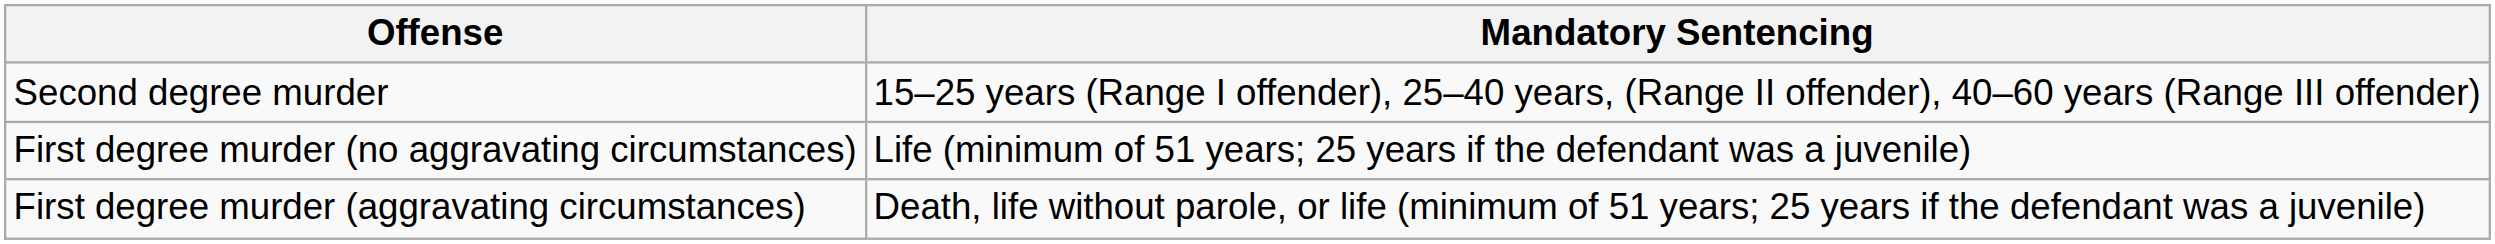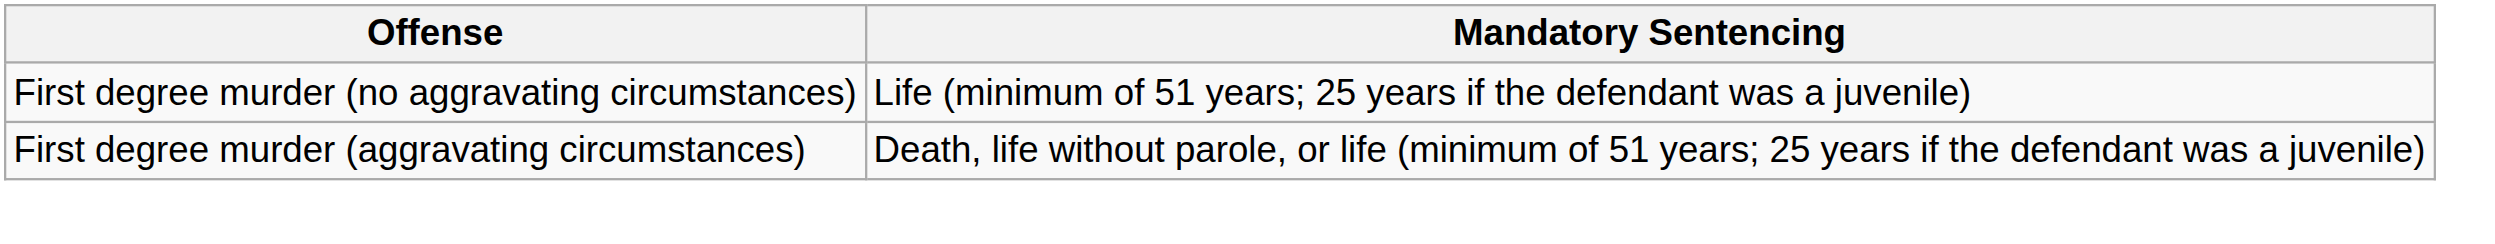- row: (201, 91)
